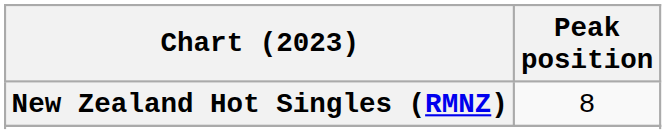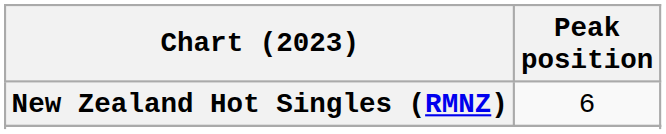(587, 104) 8 -> (587, 104) 6
